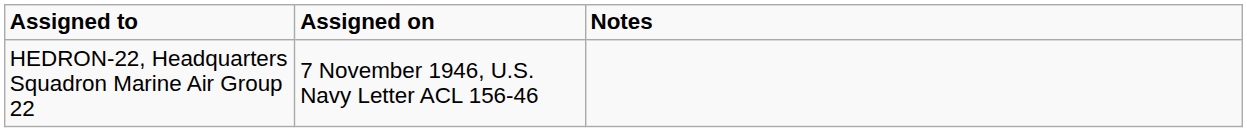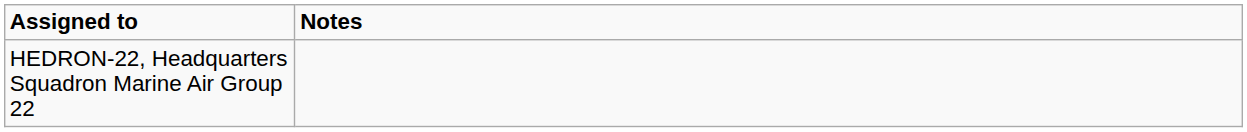- column: (367, 22)
